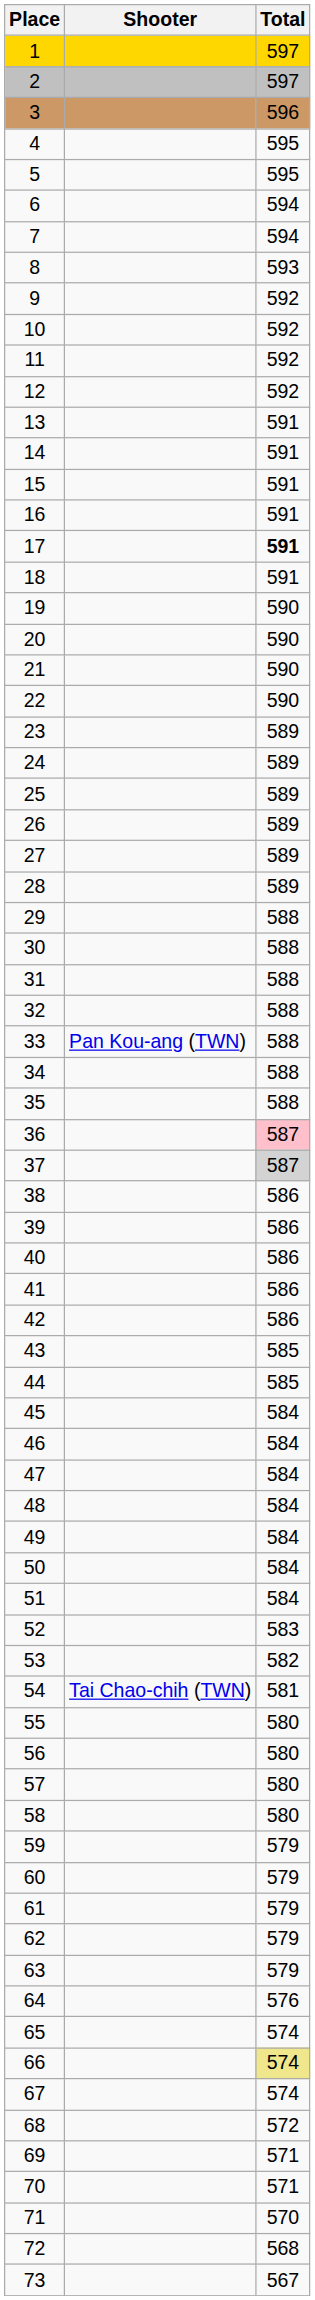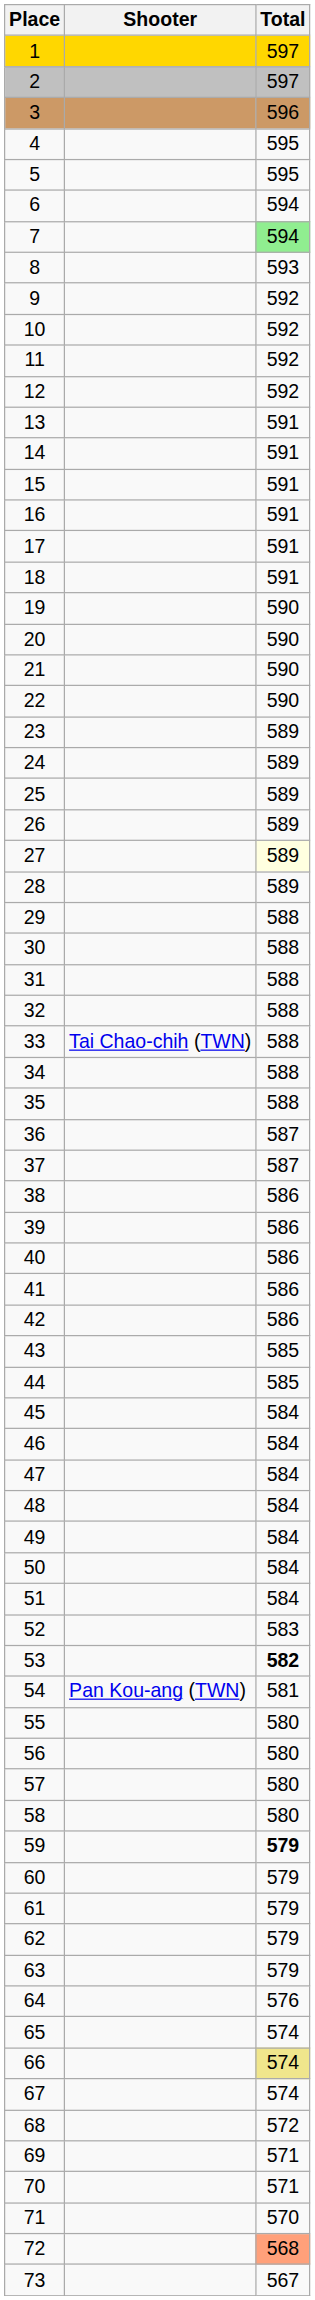(283, 236) no background -> (283, 236) lightgreen background
(283, 546) bold -> (283, 546) normal
(283, 855) no background -> (283, 855) lightyellow background
(158, 1041) Pan Kou-ang (TWN) -> (160, 1041) Tai Chao-chih (TWN)
(283, 1134) pink background -> (283, 1134) no background
(283, 1165) lightgrey background -> (283, 1165) no background
(283, 1660) normal -> (283, 1660) bold
(160, 1691) Tai Chao-chih (TWN) -> (158, 1691) Pan Kou-ang (TWN)
(283, 1846) normal -> (283, 1846) bold
(283, 2248) no background -> (283, 2248) lightsalmon background
